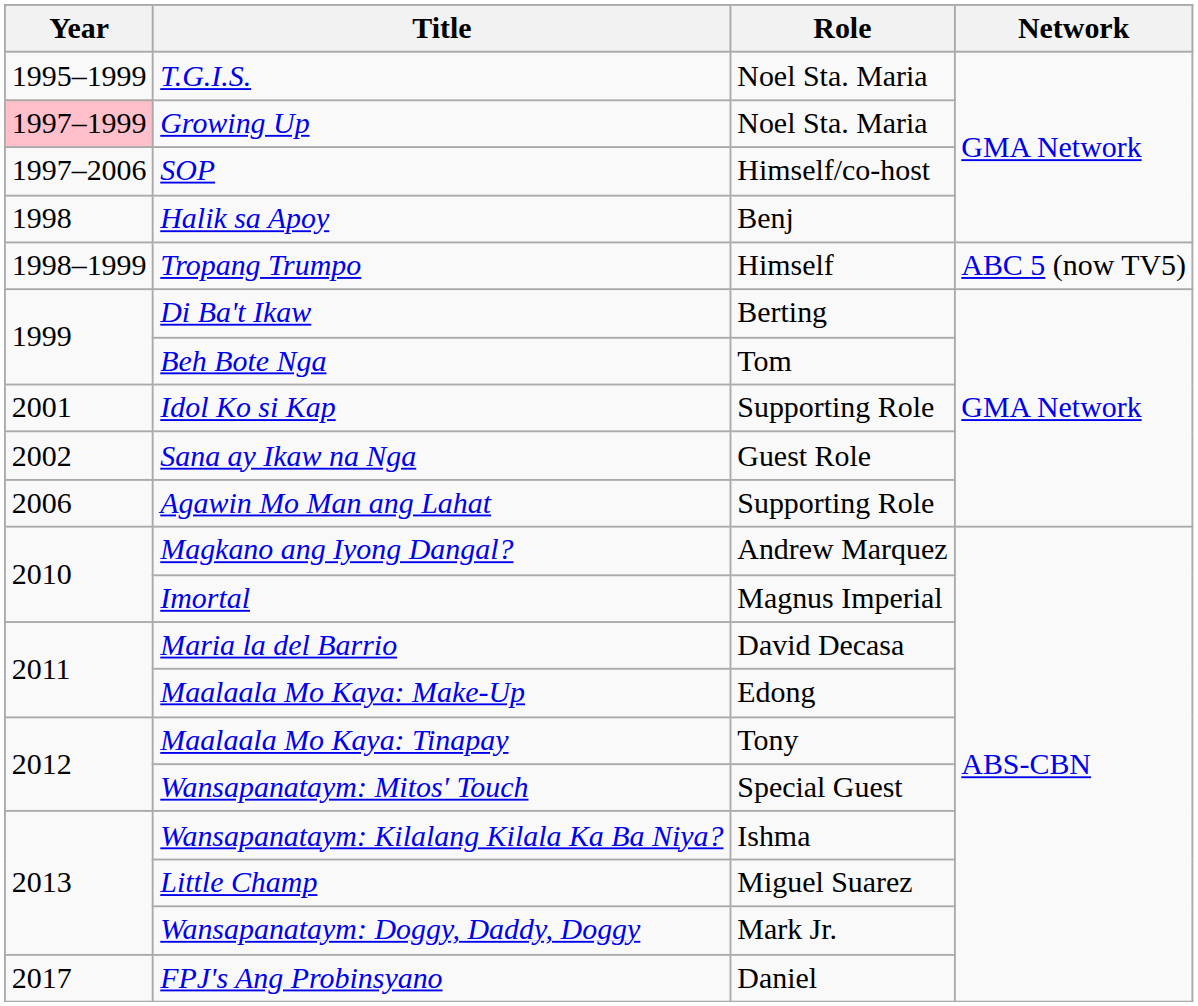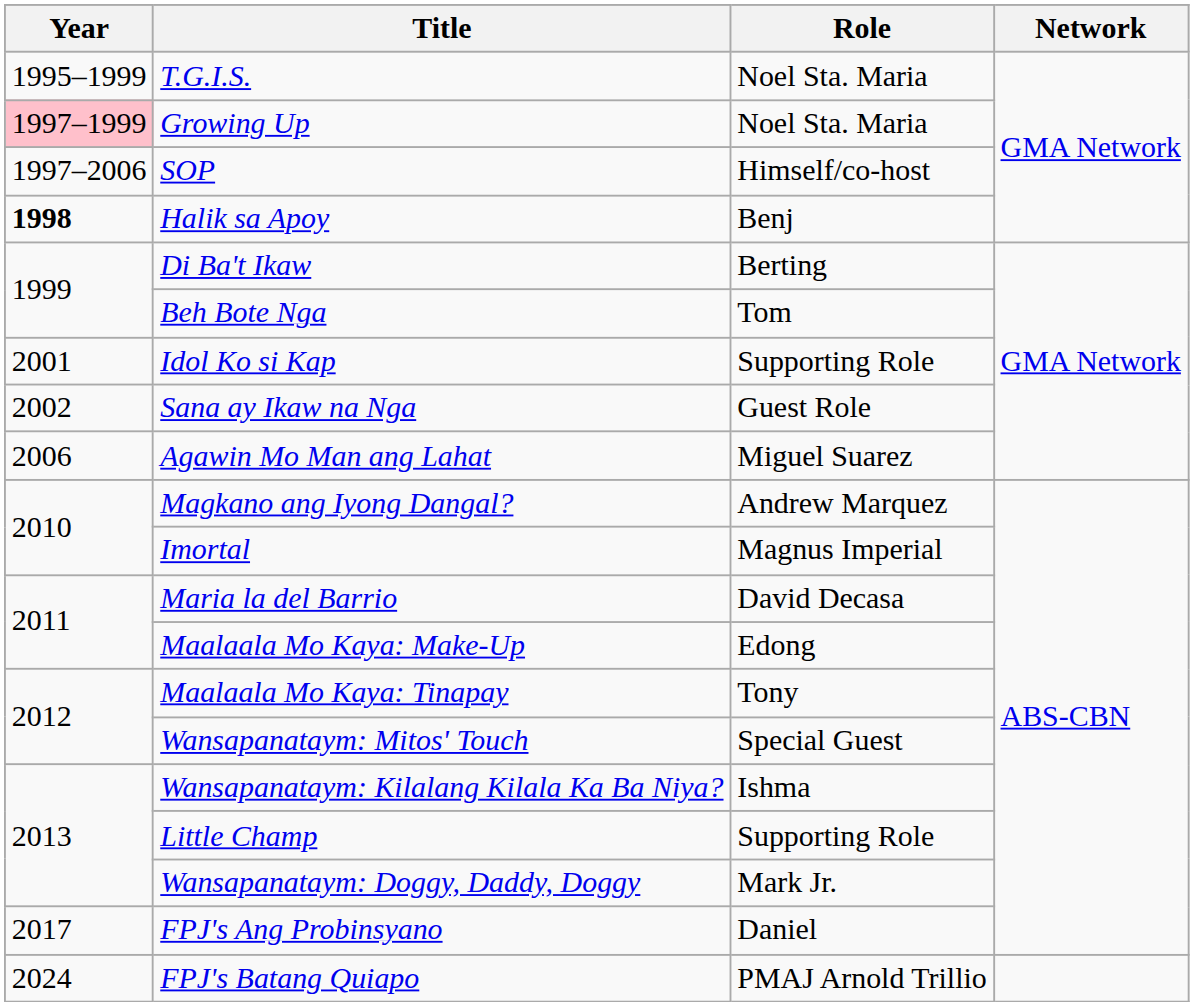(42, 218) normal -> (42, 218) bold
- row: (261, 265)
(836, 502) Supporting Role -> (825, 455) Miguel Suarez
(825, 882) Miguel Suarez -> (836, 834) Supporting Role
+ row: (290, 977)
